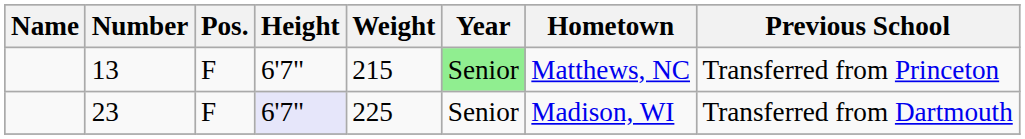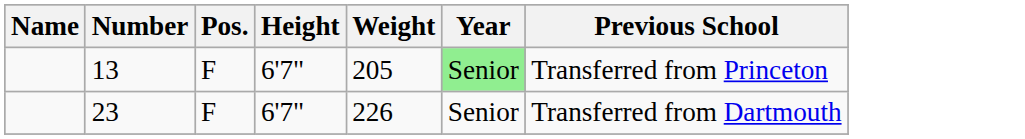- column: (611, 26)
(373, 69) 215 -> (373, 69) 205
(283, 112) lavender background -> (283, 112) no background
(373, 112) 225 -> (373, 112) 226
